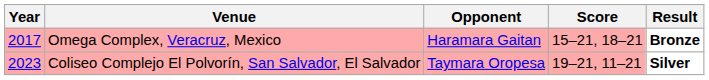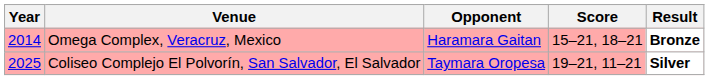(24, 40) 2017 -> (24, 40) 2014
(24, 63) 2023 -> (24, 63) 2025
